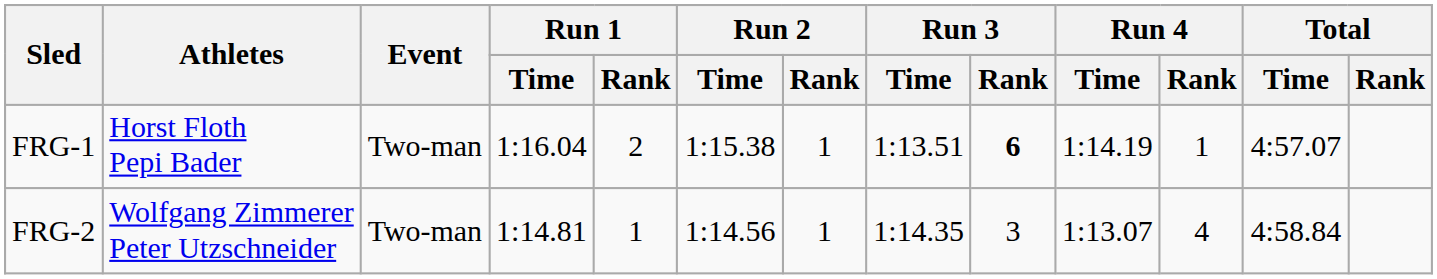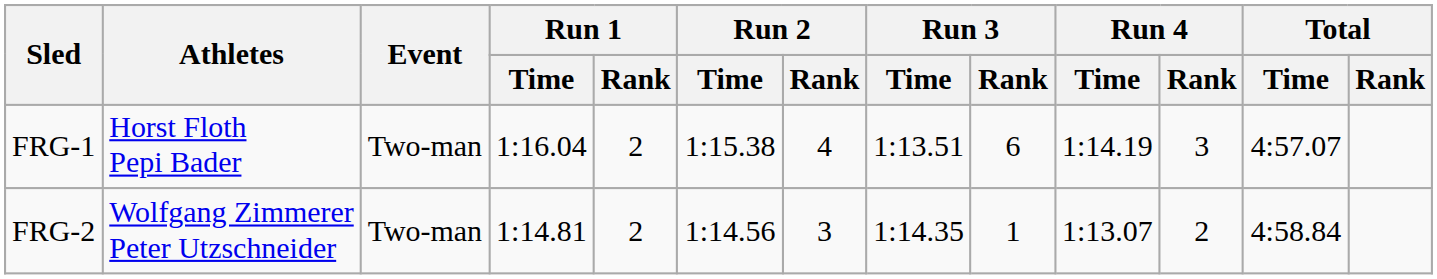(824, 146) 1 -> (824, 146) 4
(1013, 146) bold -> (1013, 146) normal
(1202, 146) 1 -> (1202, 146) 3
(636, 230) 1 -> (636, 230) 2
(824, 230) 1 -> (824, 230) 3
(1013, 230) 3 -> (1013, 230) 1
(1202, 230) 4 -> (1202, 230) 2
